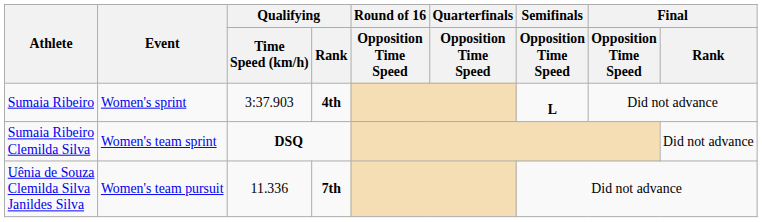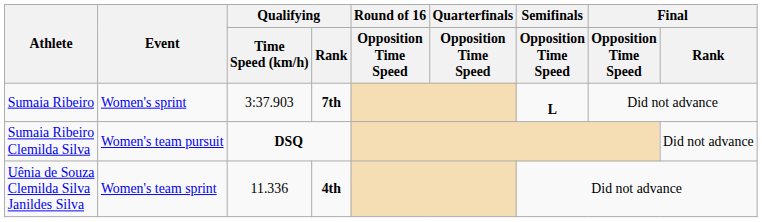(331, 102) 4th -> (331, 102) 7th
(159, 141) Women's team sprint -> (162, 141) Women's team pursuit
(162, 189) Women's team pursuit -> (159, 189) Women's team sprint
(331, 189) 7th -> (331, 189) 4th
